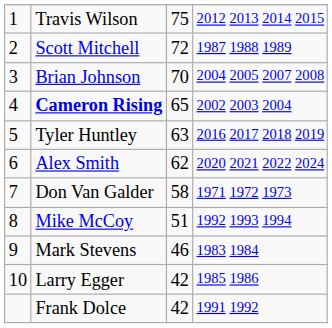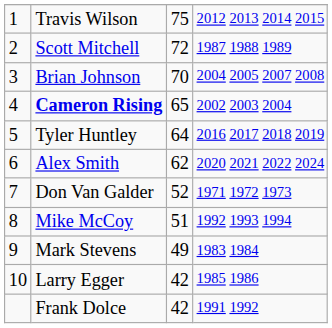(180, 134) 63 -> (180, 134) 64
(180, 192) 58 -> (180, 192) 52
(180, 250) 46 -> (180, 250) 49
